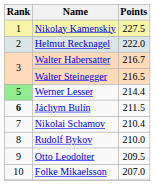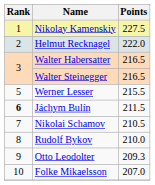(134, 60) 216.7 -> (134, 60) 216.5
(18, 92) lightgreen background -> (18, 92) no background
(134, 92) 214.4 -> (134, 92) 215.5
(134, 124) 210.4 -> (134, 124) 210.5
(134, 156) 209.5 -> (134, 156) 209.3
